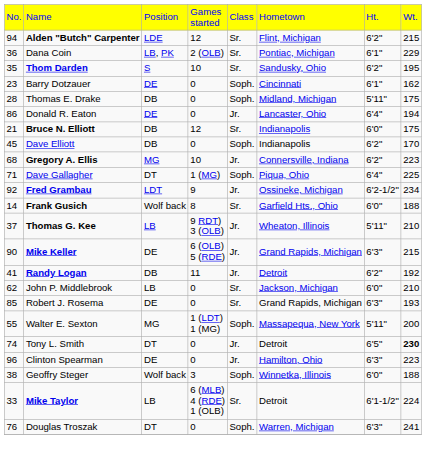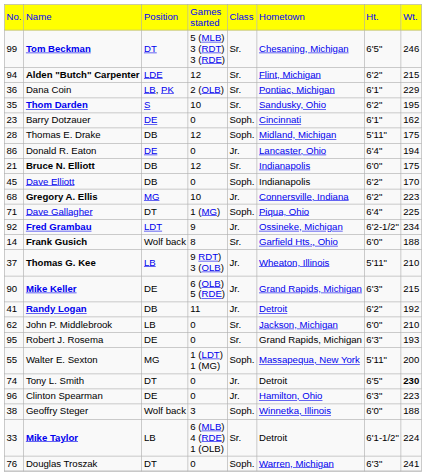+ row: (58, 48)
(193, 99) 0 -> (196, 135) 12
(12, 303) 85 -> (12, 340) 95
